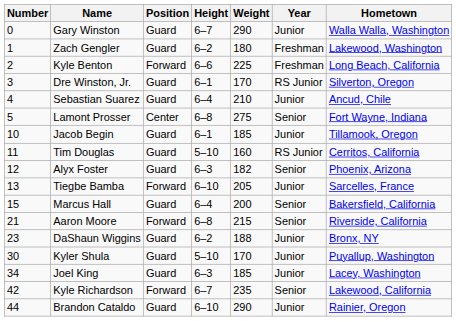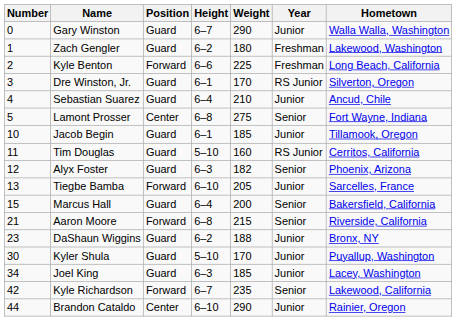(161, 308) Guard -> (162, 308) Center
